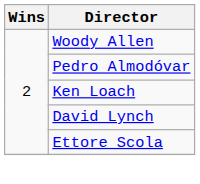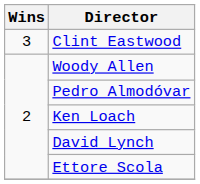+ row: (117, 42)
